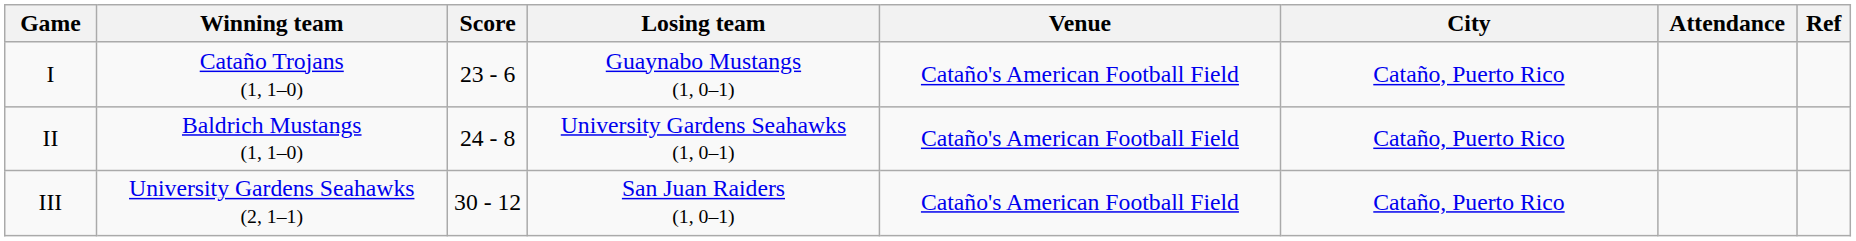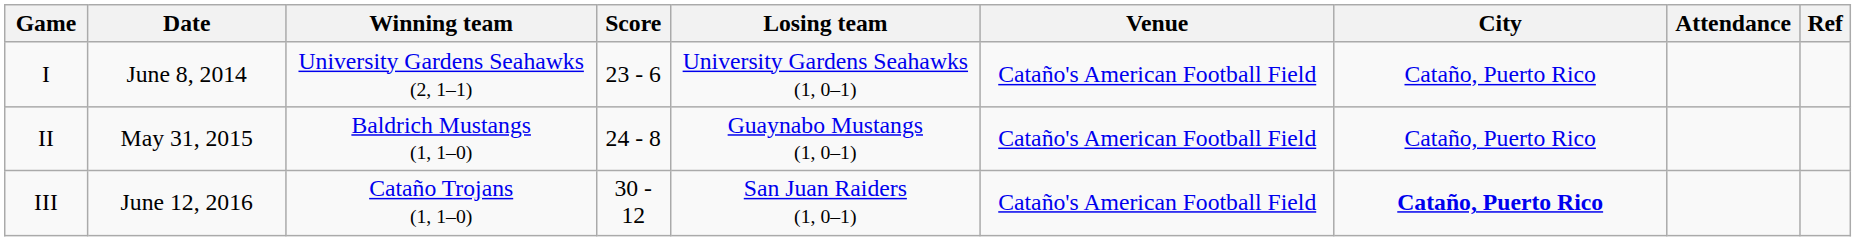+ column: (187, 23)
(272, 74) Cataño Trojans (1, 1–0) -> (441, 74) University Gardens Seahawks (2, 1–1)
(703, 74) Guaynabo Mustangs (1, 0–1) -> (825, 74) University Gardens Seahawks (1, 0–1)
(703, 138) University Gardens Seahawks (1, 0–1) -> (825, 138) Guaynabo Mustangs (1, 0–1)
(272, 202) University Gardens Seahawks (2, 1–1) -> (441, 202) Cataño Trojans (1, 1–0)
(1469, 202) normal -> (1500, 202) bold
